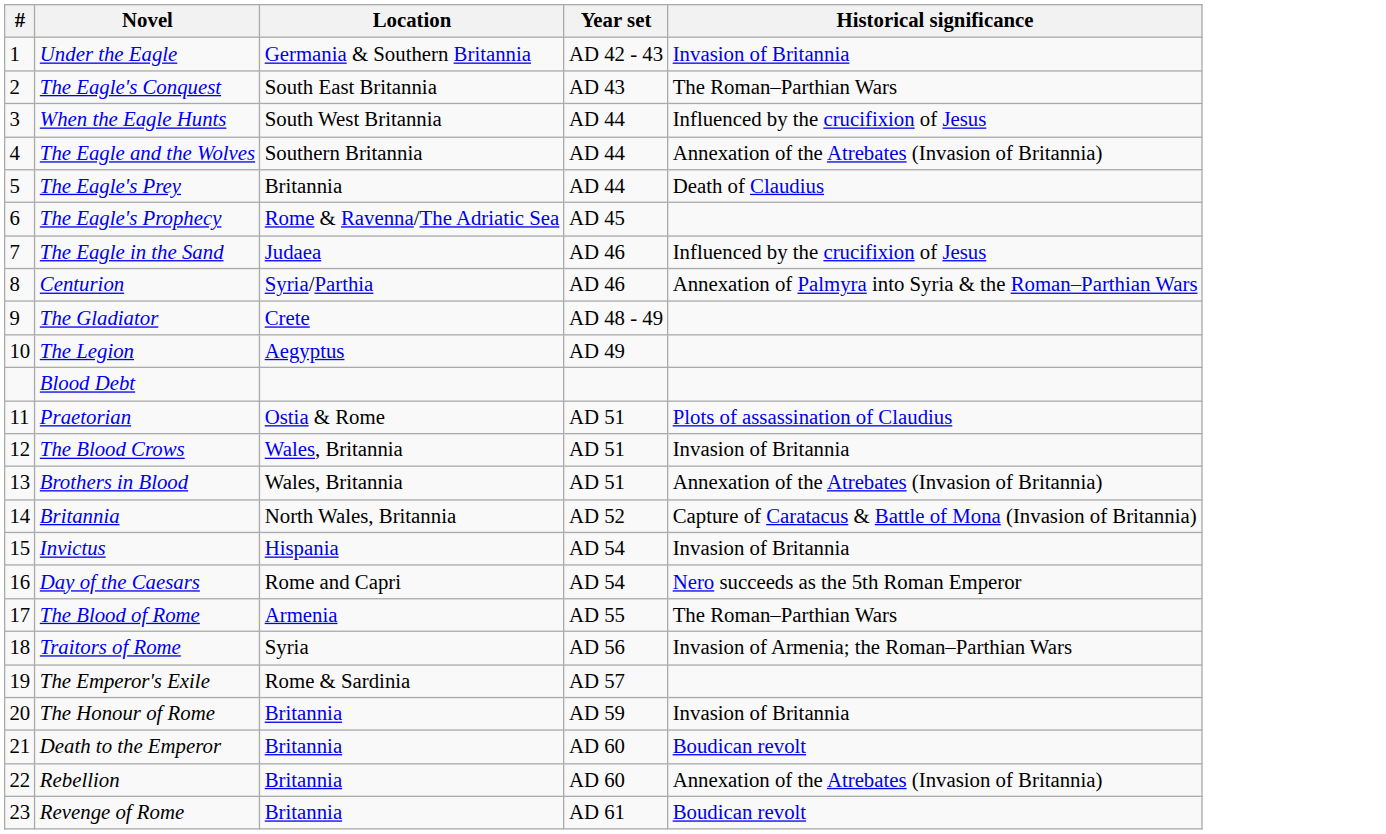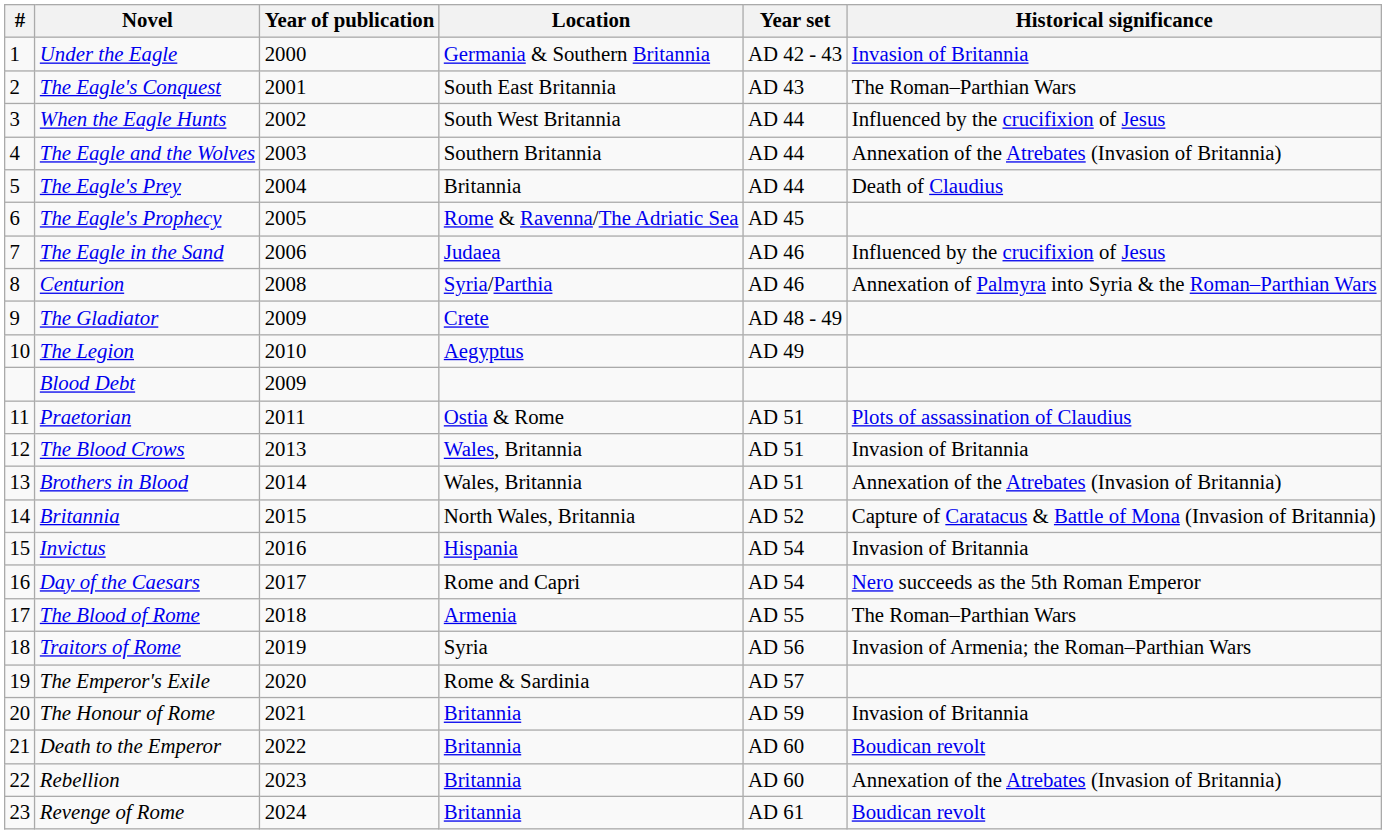+ column: (349, 20)
